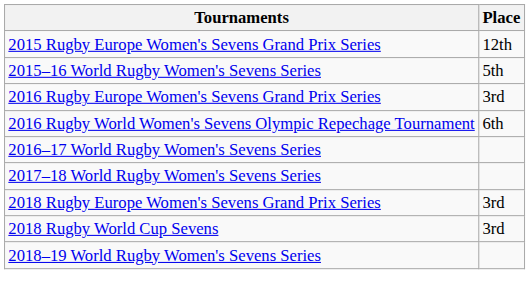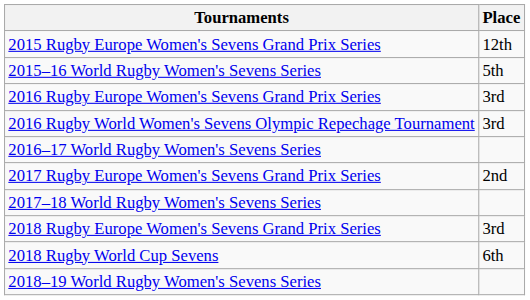(493, 123) 6th -> (494, 123) 3rd
+ row: (195, 176)
(494, 228) 3rd -> (493, 255) 6th
